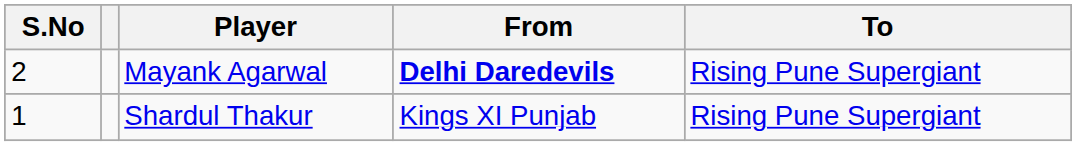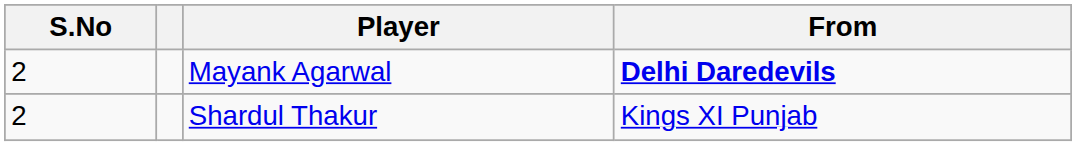- column: (878, 26)
(19, 116) 1 -> (19, 116) 2
